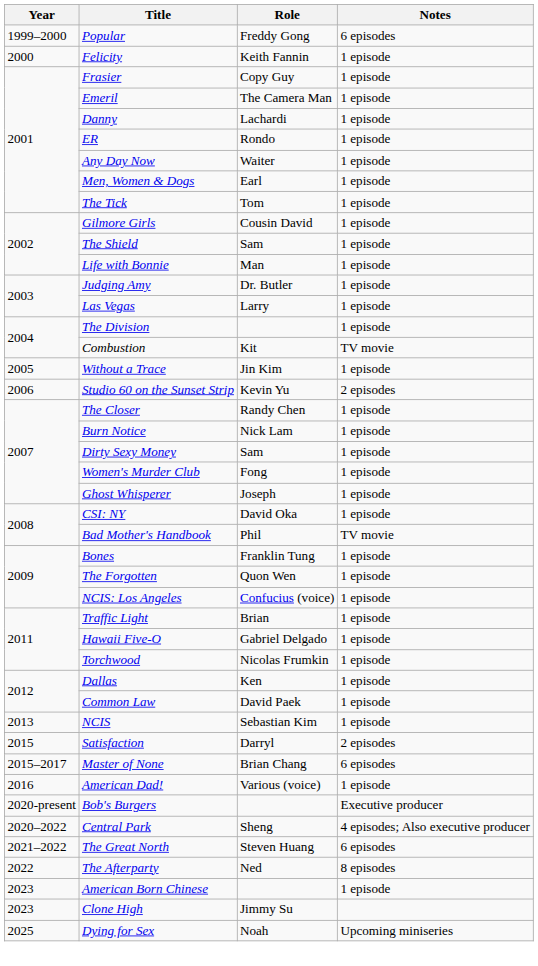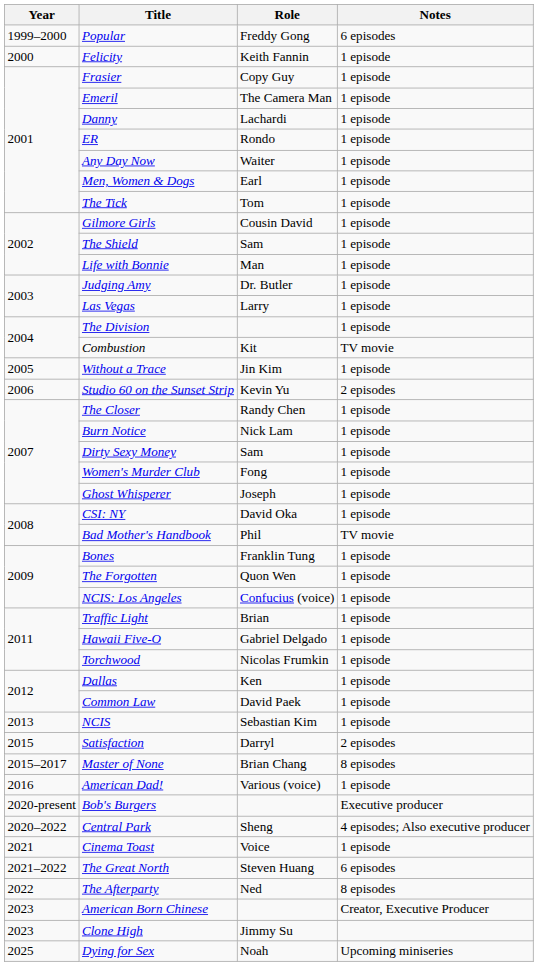(368, 763) 6 episodes -> (368, 763) 8 episodes
+ row: (118, 847)
(365, 888) 1 episode -> (415, 909) Creator, Executive Producer
